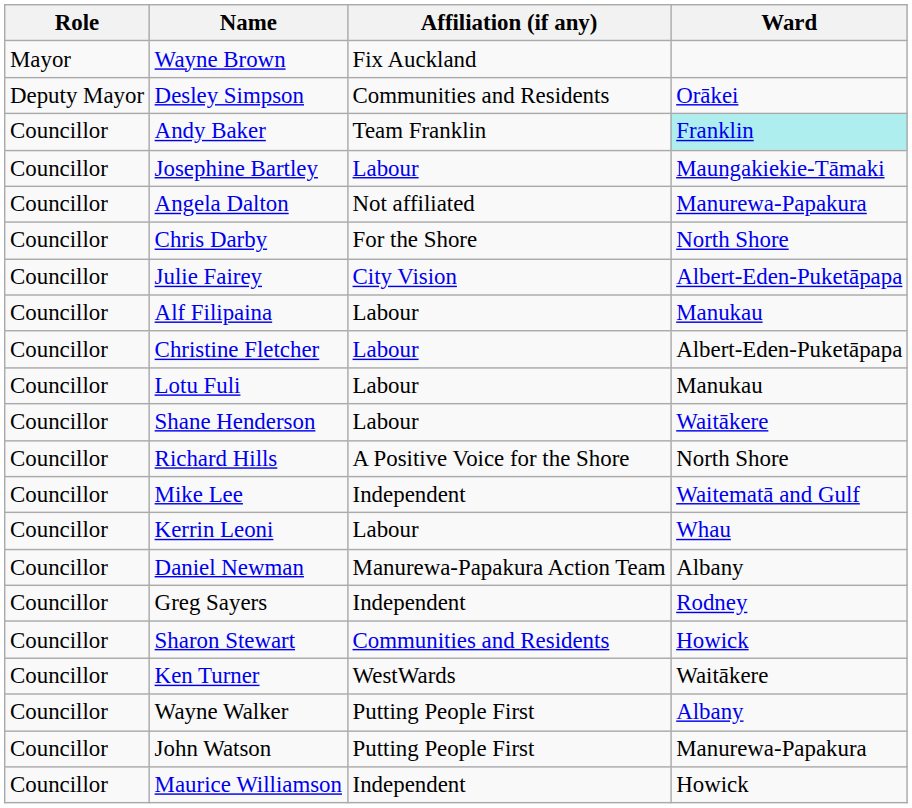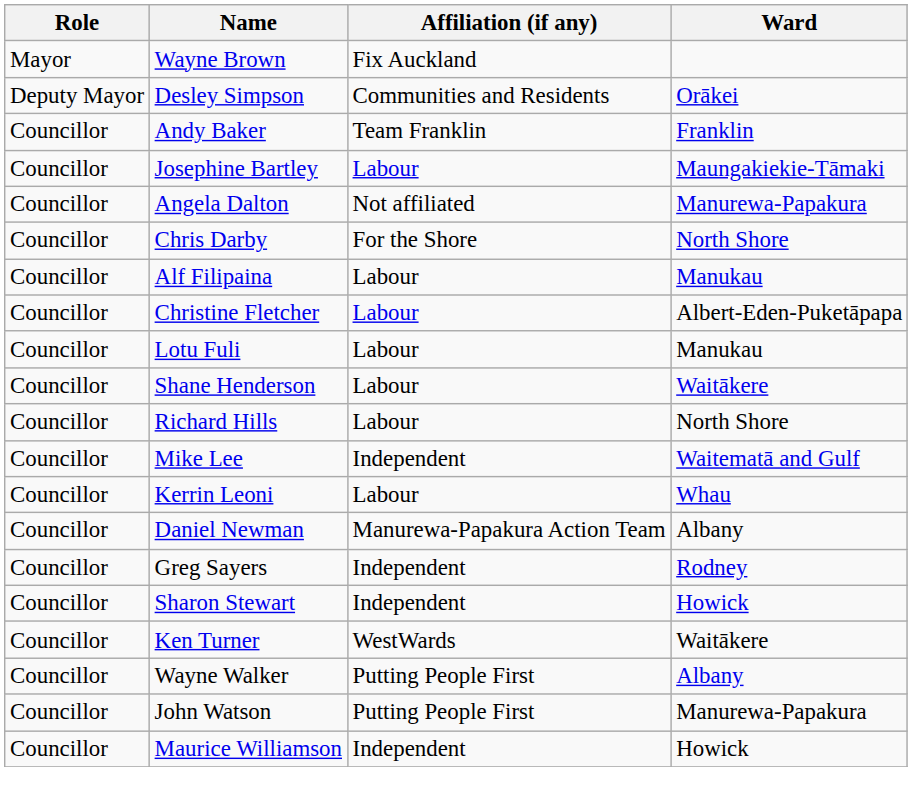(715, 131) paleturquoise background -> (715, 131) no background
- row: (208, 276)
(491, 458) A Positive Voice for the Shore -> (386, 421) Labour
(481, 639) Communities and Residents -> (409, 603) Independent
